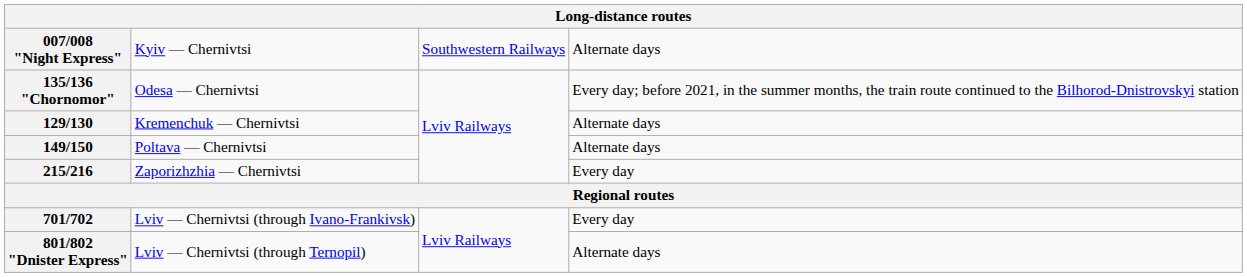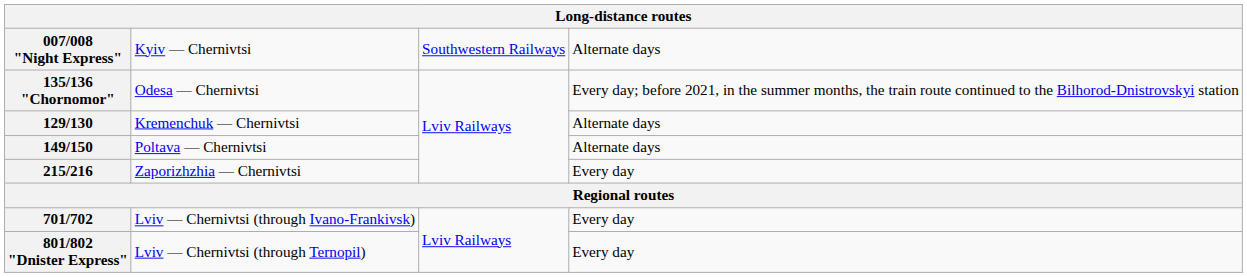(616, 252) Alternate days -> (603, 252) Every day
